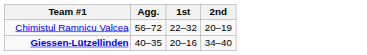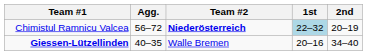+ column: (229, 12)
(183, 27) no background -> (310, 27) lightblue background
